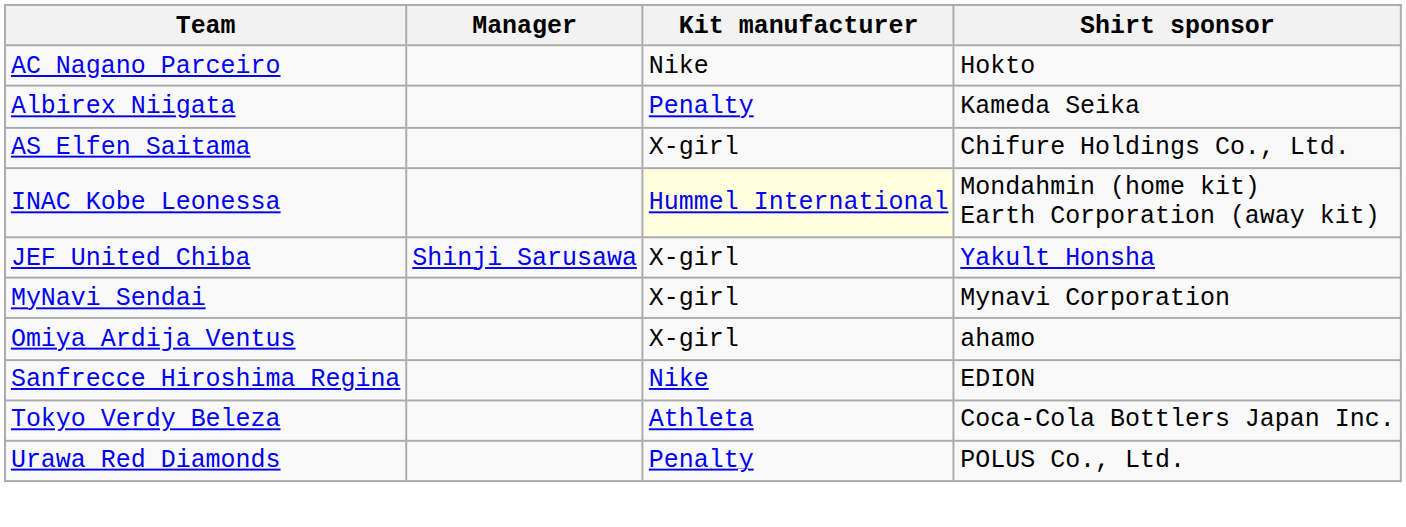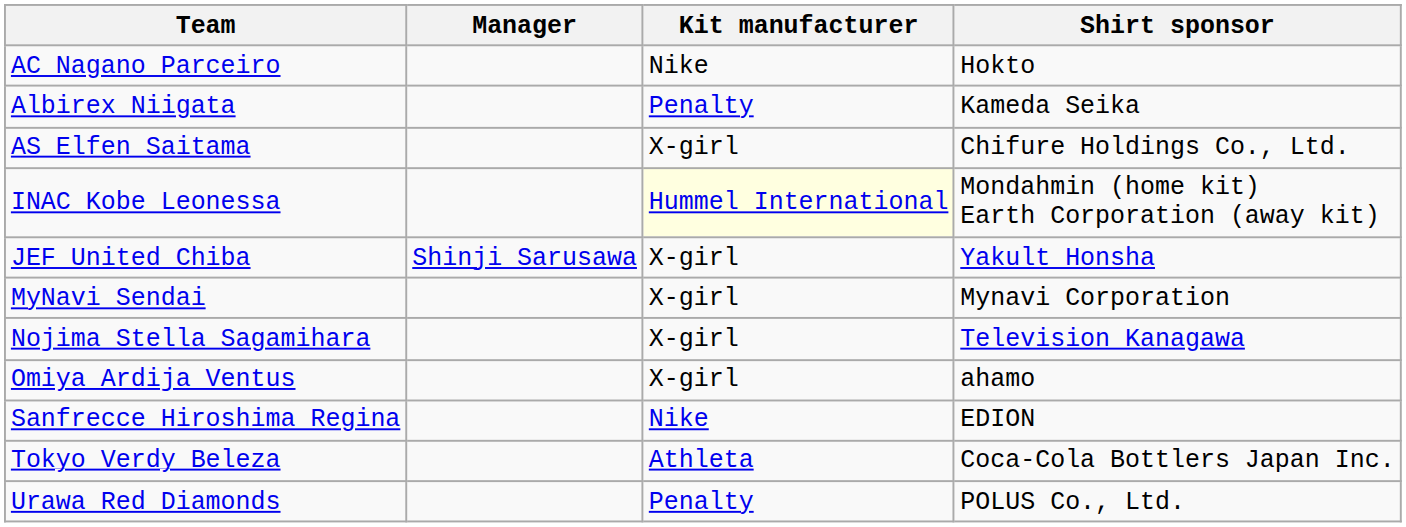+ row: (191, 339)
